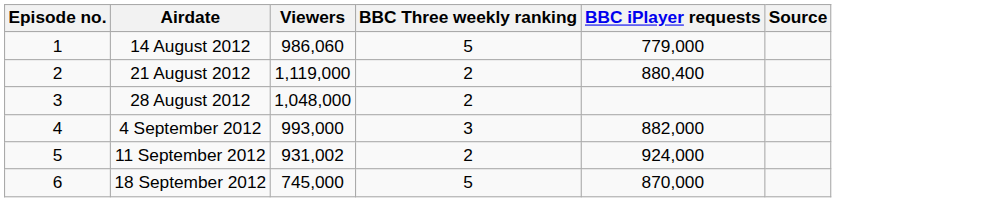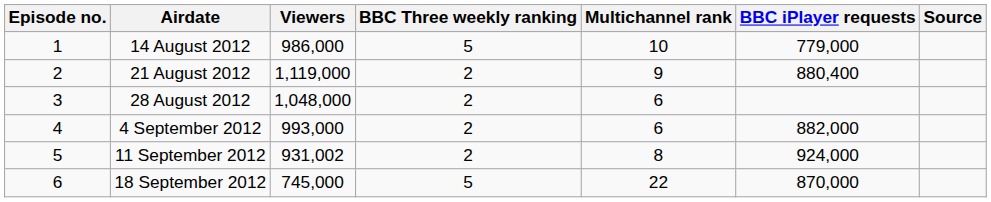+ column: (658, 18)
(313, 45) 986,060 -> (313, 45) 986,000
(468, 127) 3 -> (468, 127) 2
